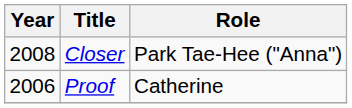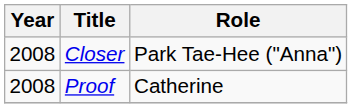(32, 86) 2006 -> (32, 86) 2008
